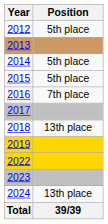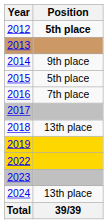(68, 29) normal -> (68, 29) bold
(68, 62) 5th place -> (68, 62) 9th place
